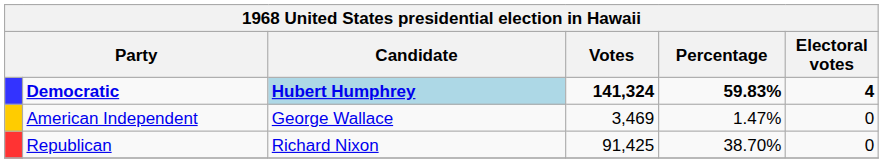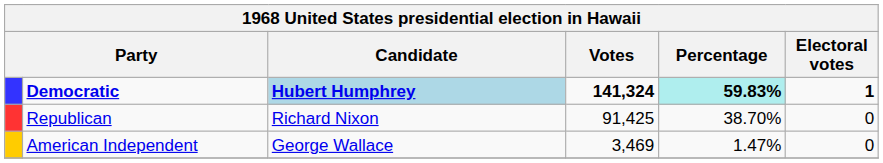(752, 91) no background -> (752, 91) paleturquoise background
(870, 91) 4 -> (870, 91) 1
rows swapped: (69, 145) <-> (112, 118)
